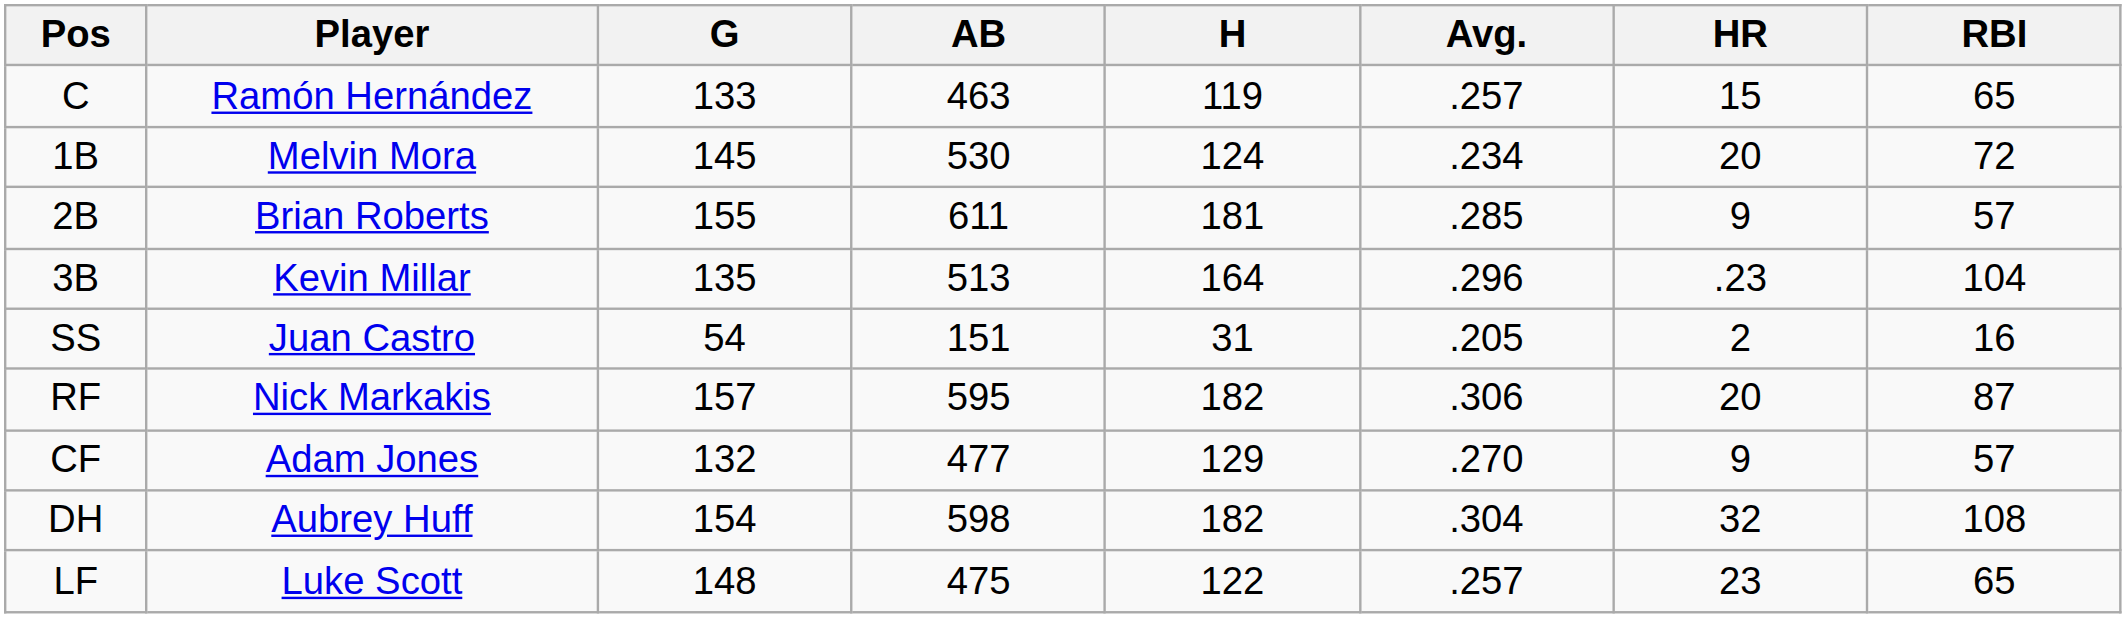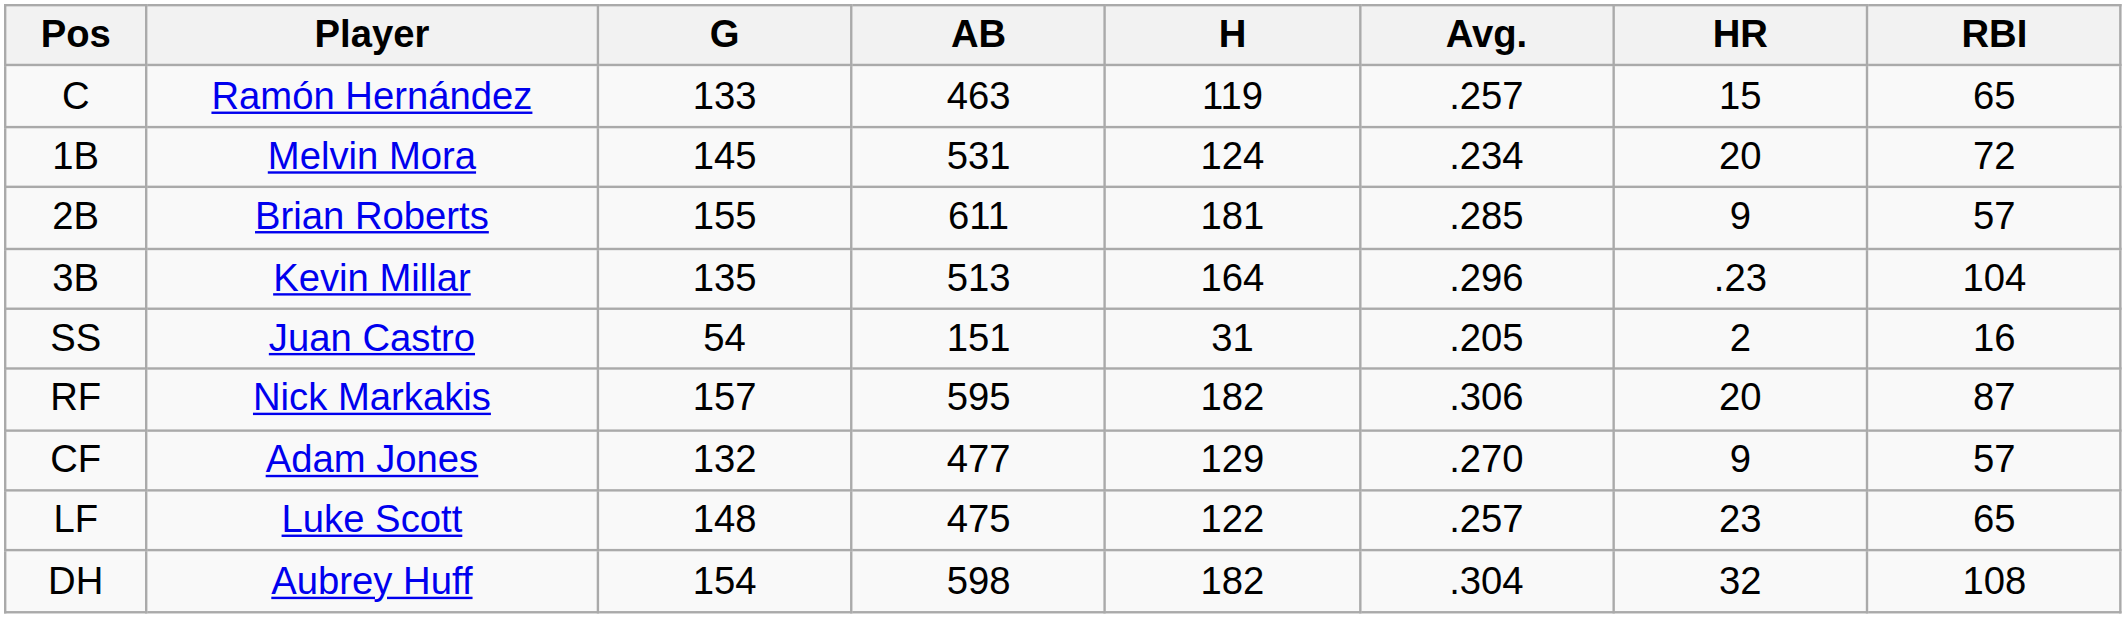(979, 156) 530 -> (979, 156) 531
rows swapped: (76, 580) <-> (76, 519)
